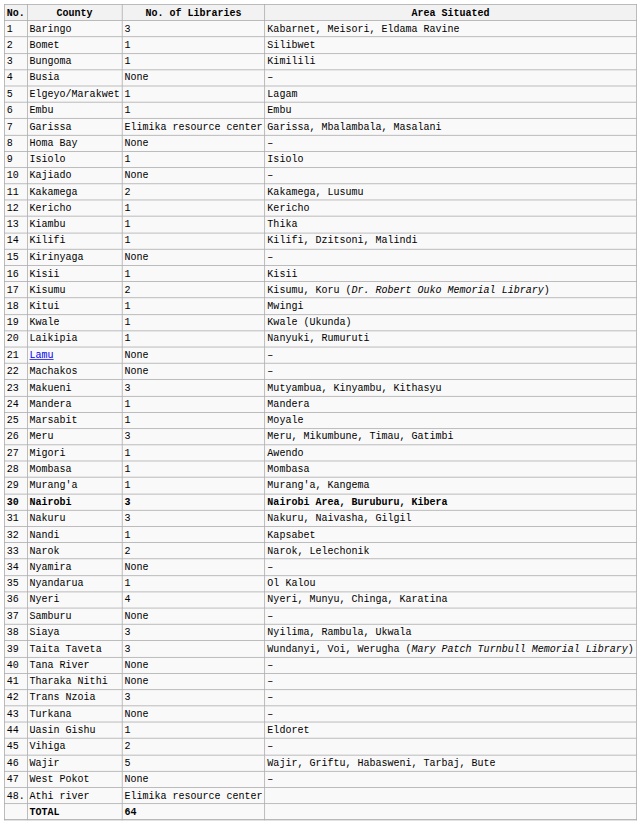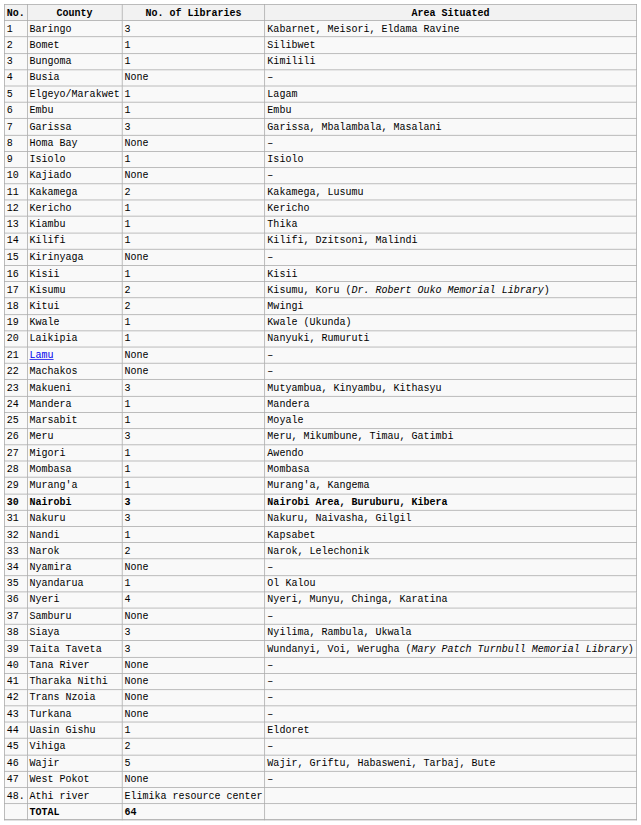(194, 127) Elimika resource center -> (127, 127) 3
(127, 306) 1 -> (127, 306) 2
(127, 698) 3 -> (136, 698) None
